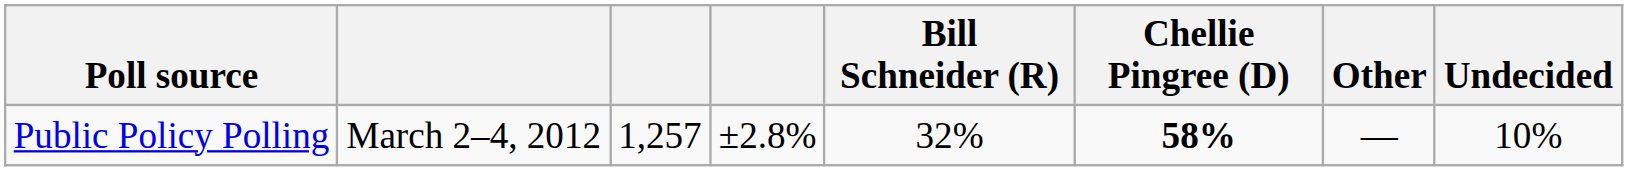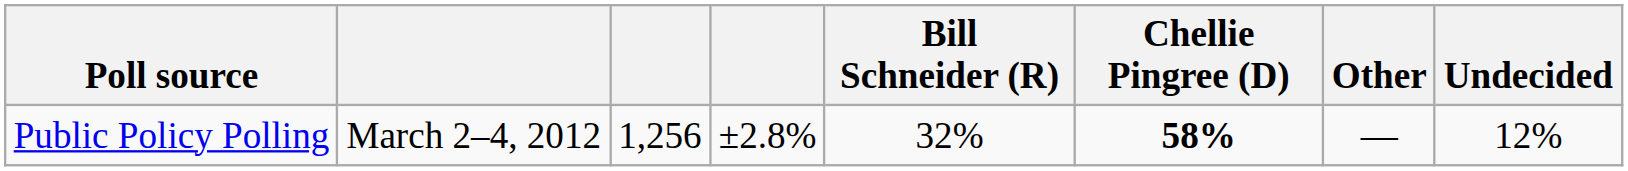(660, 134) 1,257 -> (660, 134) 1,256
(1528, 134) 10% -> (1528, 134) 12%
